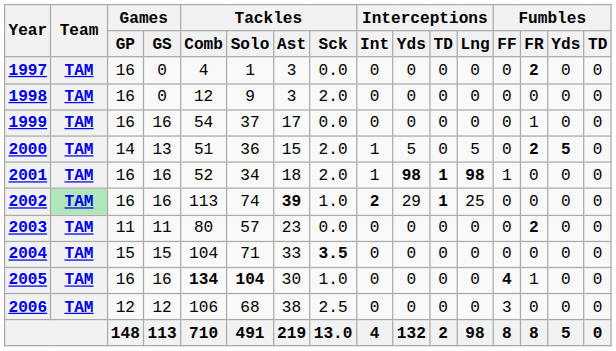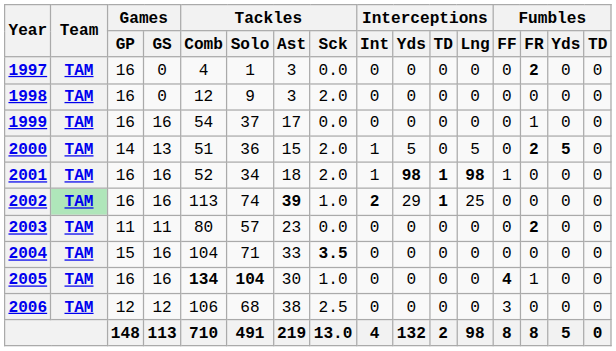(162, 254) 15 -> (162, 254) 16
